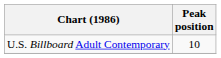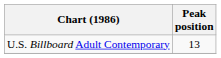(194, 44) 10 -> (194, 44) 13
